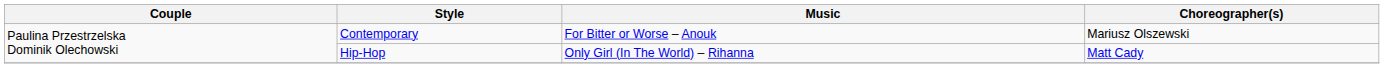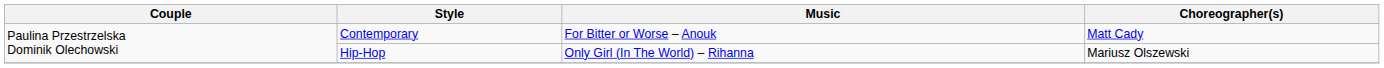(1138, 33) Mariusz Olszewski -> (1115, 33) Matt Cady
(1115, 53) Matt Cady -> (1138, 53) Mariusz Olszewski
